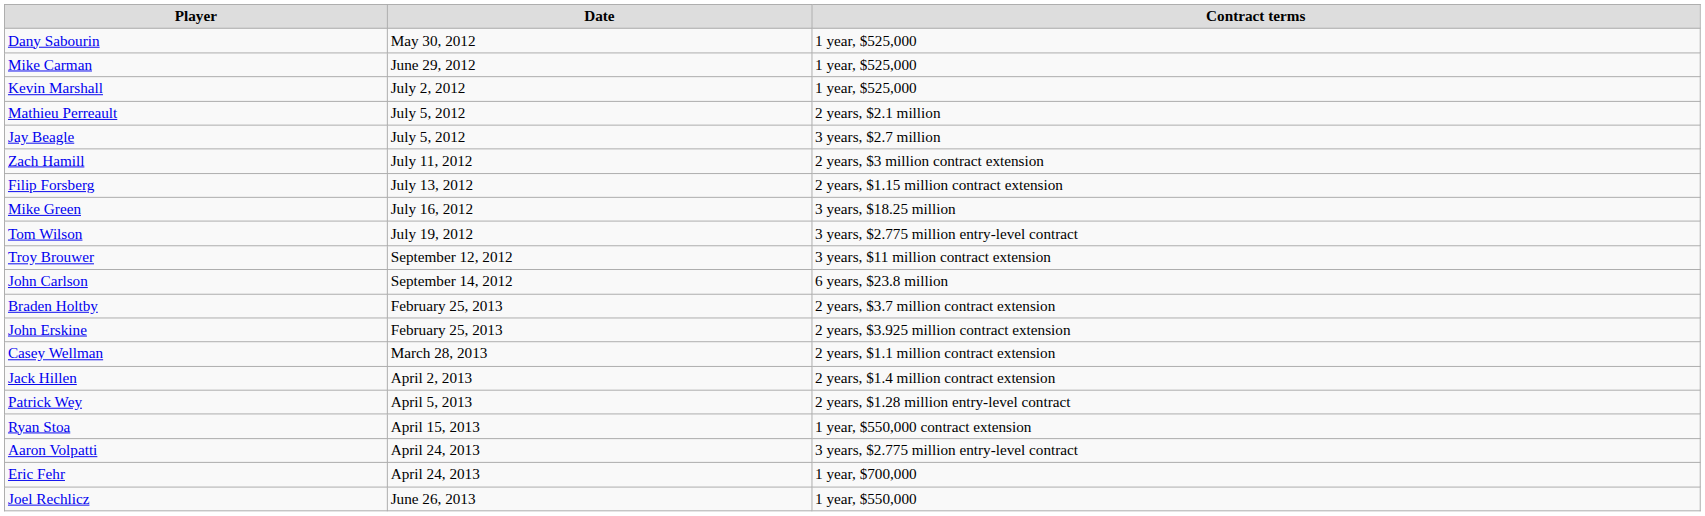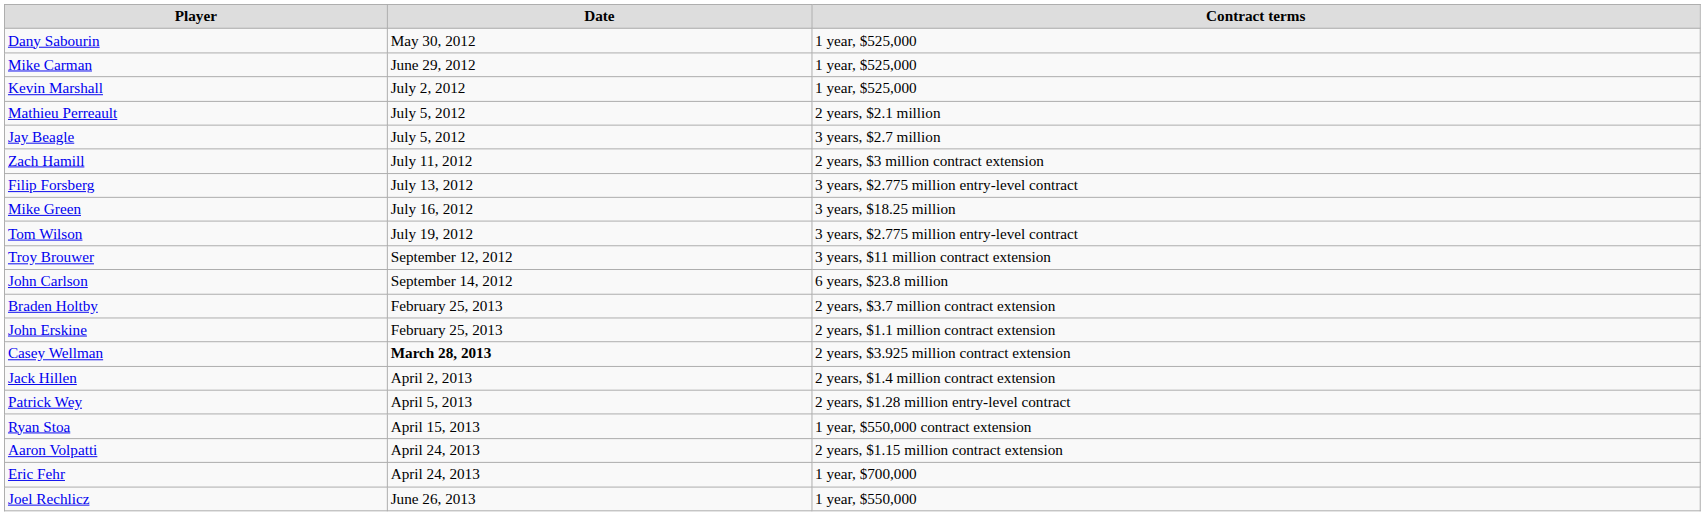(939, 185) 2 years, $1.15 million contract extension -> (947, 185) 3 years, $2.775 million entry-level contract
(943, 329) 2 years, $3.925 million contract extension -> (935, 329) 2 years, $1.1 million contract extension
(439, 354) normal -> (441, 354) bold
(935, 354) 2 years, $1.1 million contract extension -> (943, 354) 2 years, $3.925 million contract extension
(947, 450) 3 years, $2.775 million entry-level contract -> (939, 450) 2 years, $1.15 million contract extension
